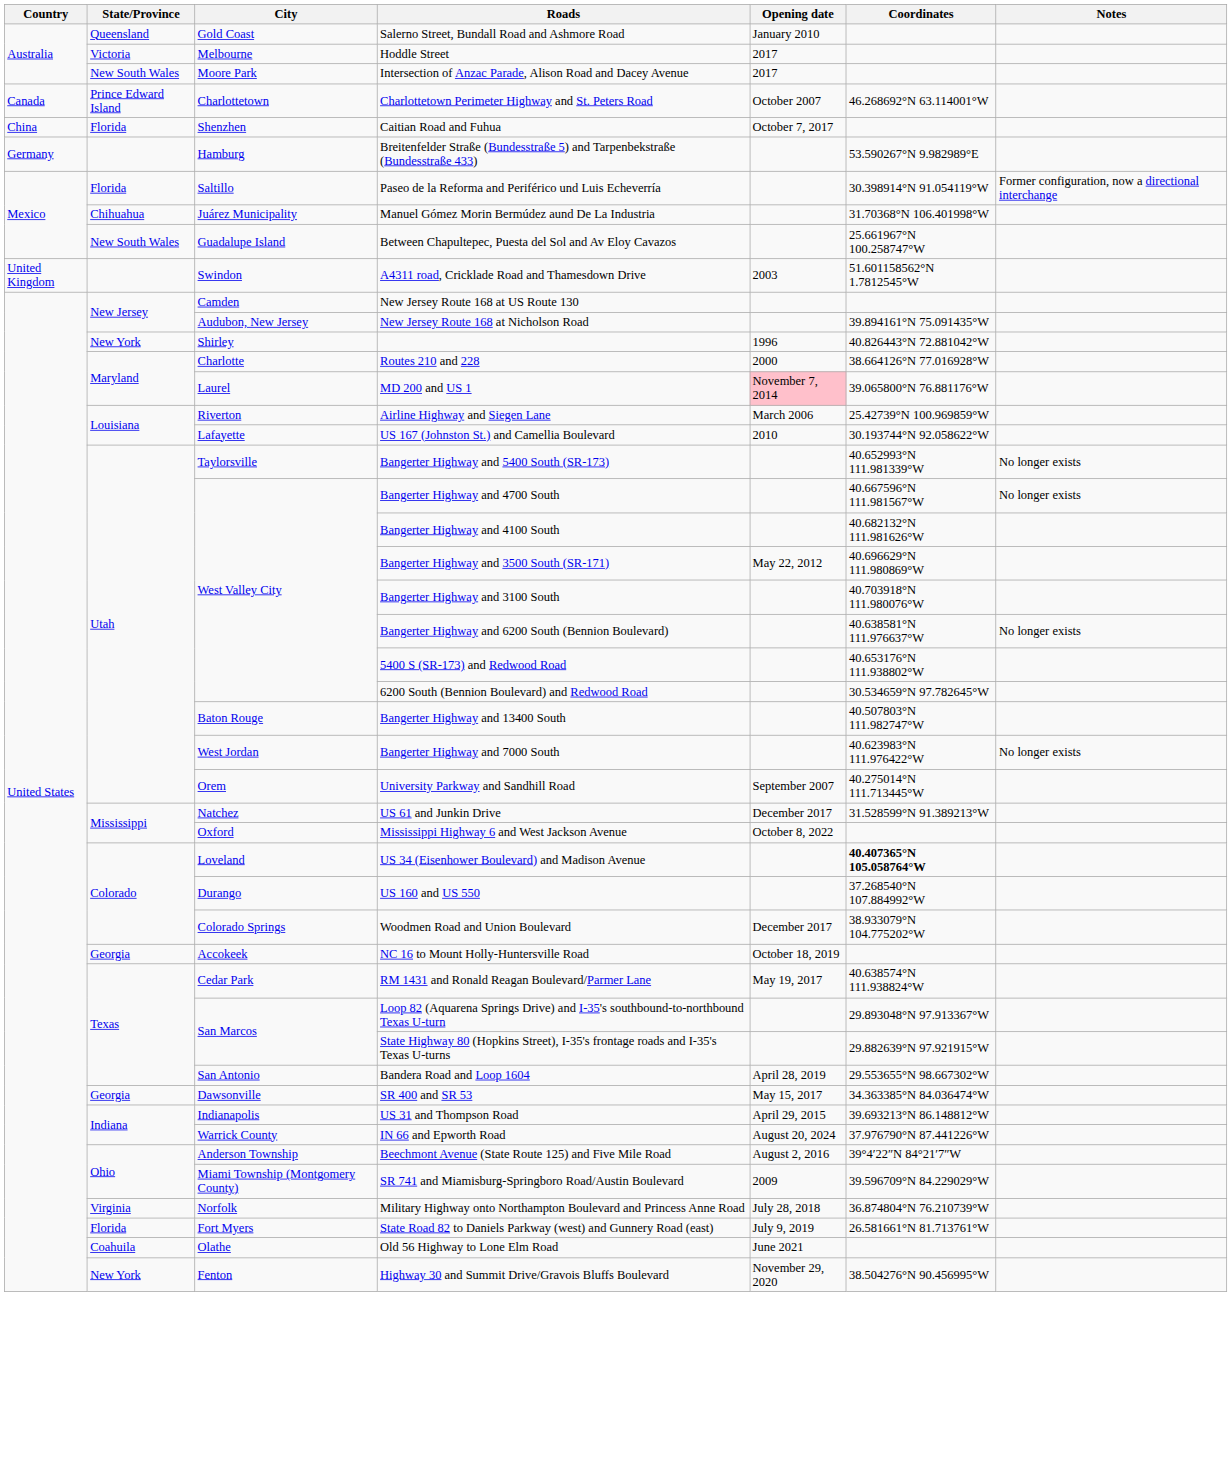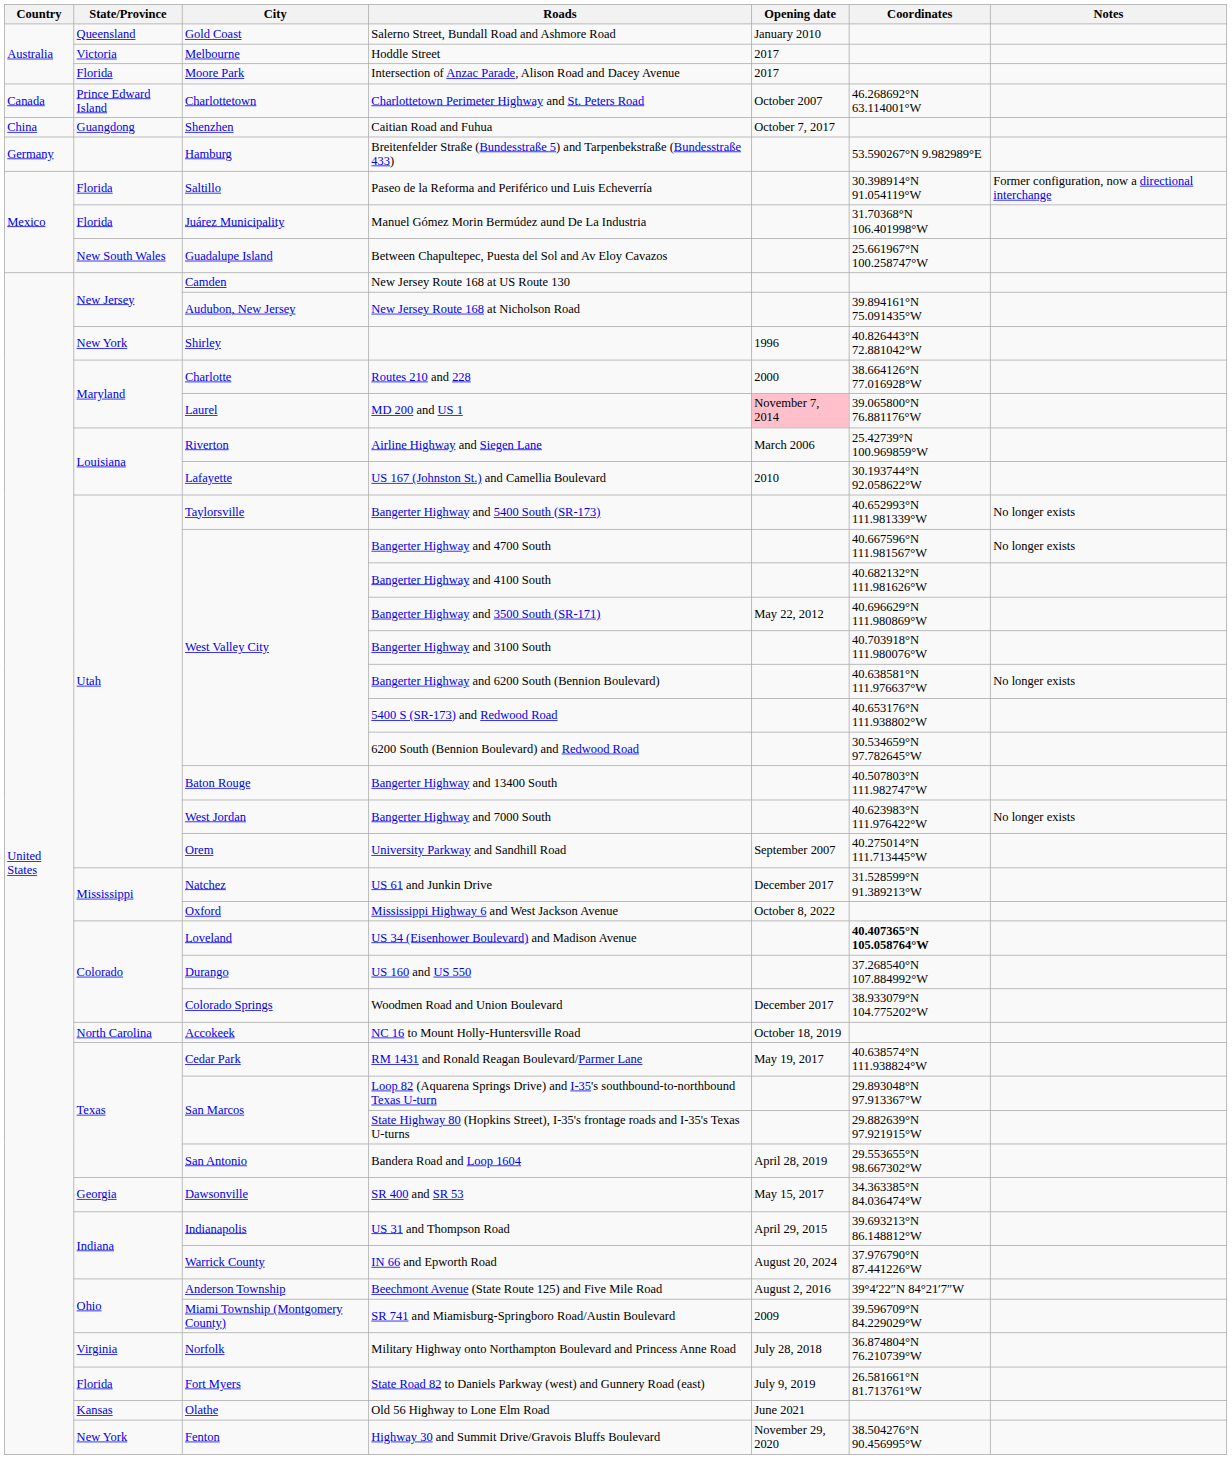(135, 73) New South Wales -> (95, 73) Florida
(108, 127) Florida -> (106, 127) Guangdong
(117, 214) Chihuahua -> (95, 221) Florida
- row: (513, 275)
(110, 954) Georgia -> (114, 1032) North Carolina
(113, 1247) Coahuila -> (95, 1410) Kansas
